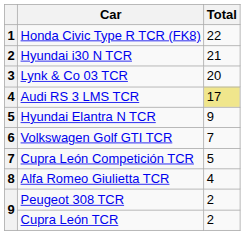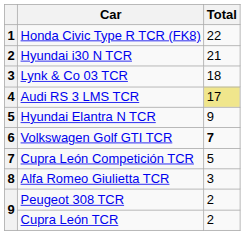(214, 76) 20 -> (214, 76) 18
(210, 138) normal -> (210, 138) bold
(210, 179) 4 -> (210, 179) 3
